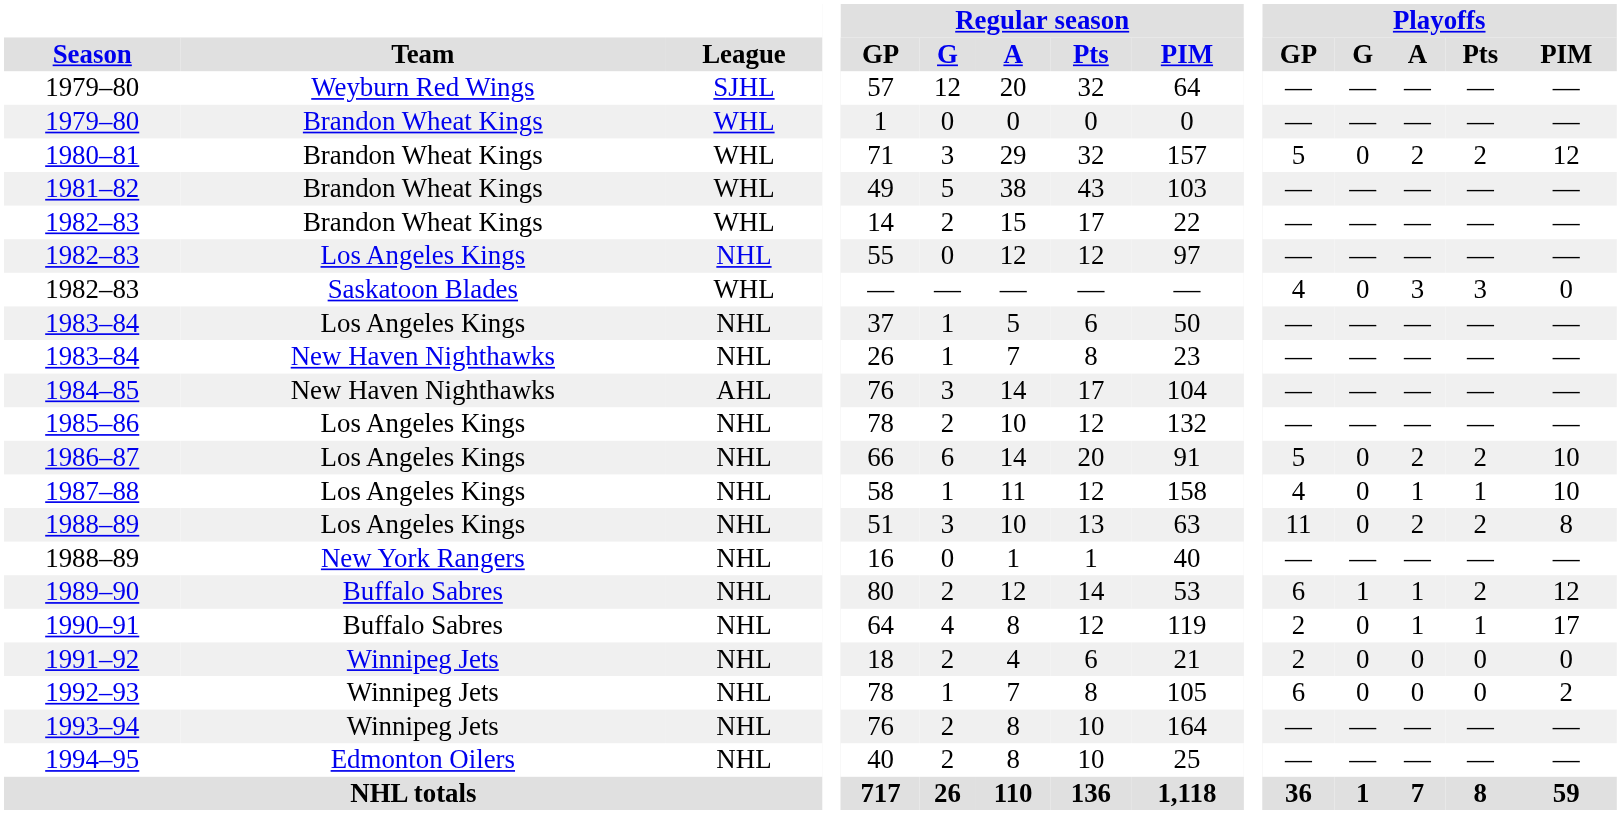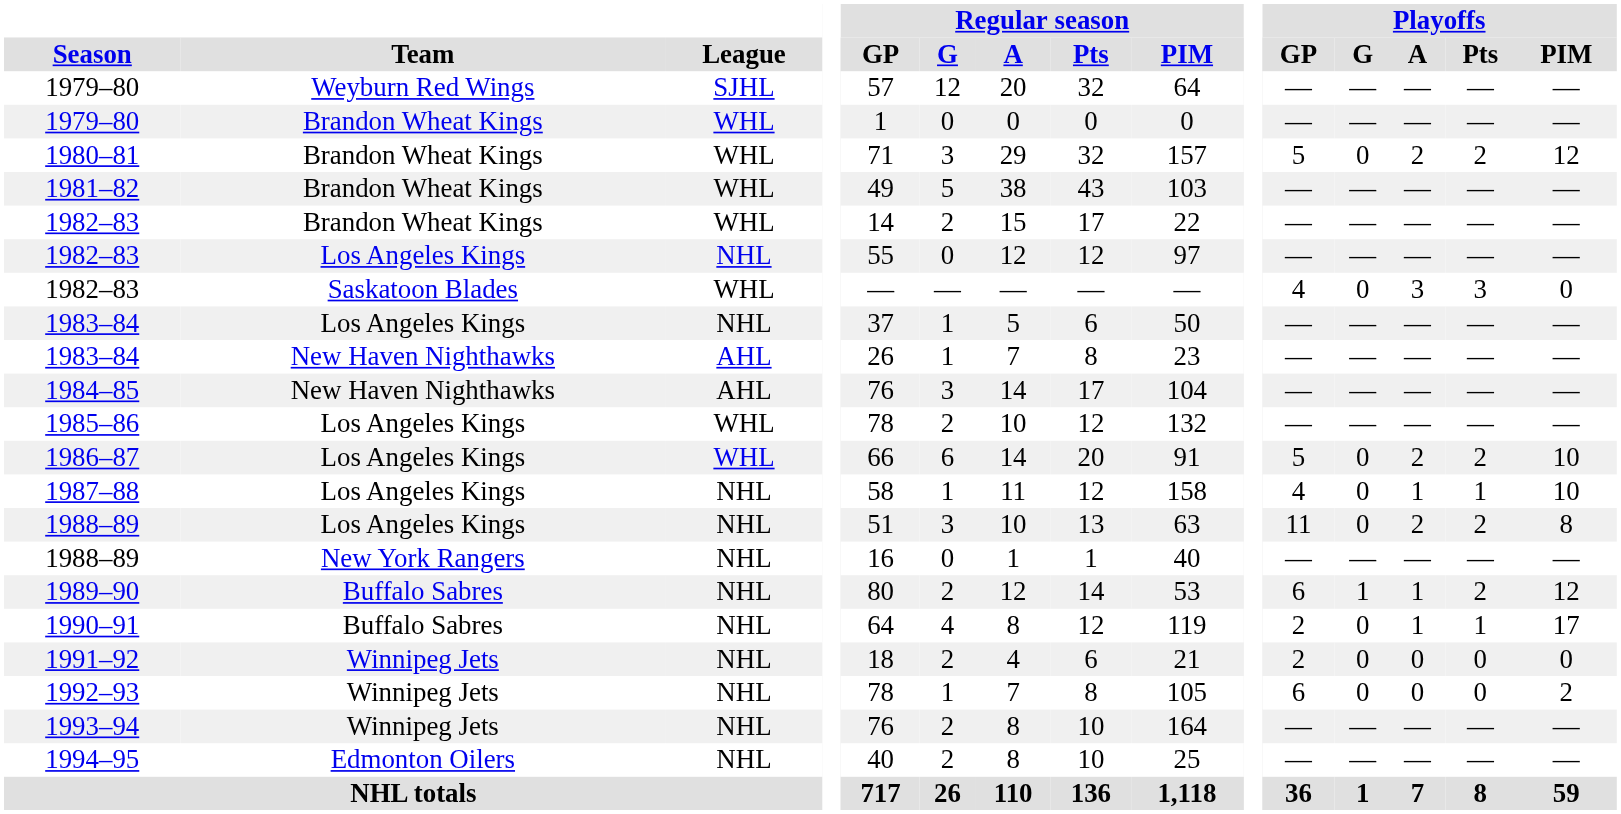(744, 356) NHL -> (744, 356) AHL
(744, 423) NHL -> (744, 423) WHL
(744, 457) NHL -> (744, 457) WHL
